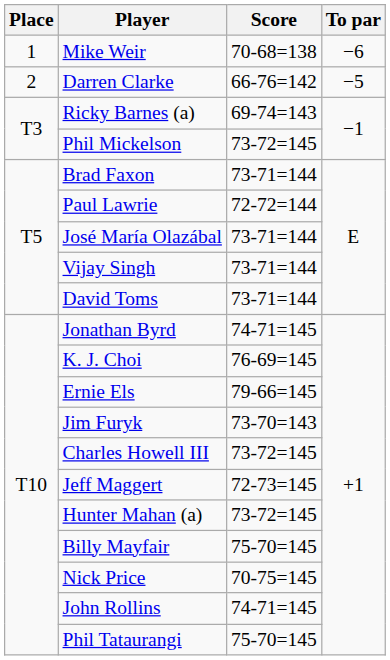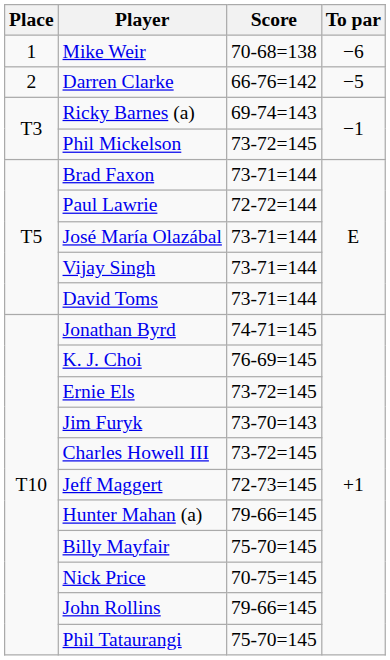(274, 391) 79-66=145 -> (274, 391) 73-72=145
(274, 515) 73-72=145 -> (274, 515) 79-66=145
(274, 608) 74-71=145 -> (274, 608) 79-66=145
